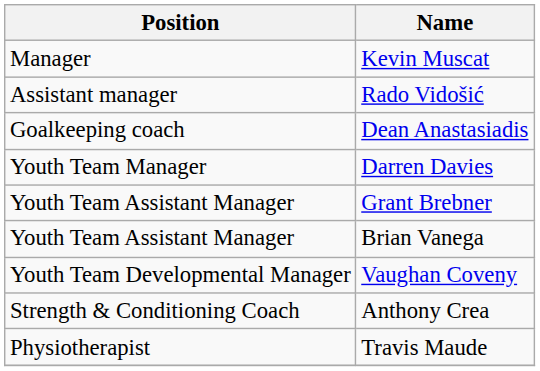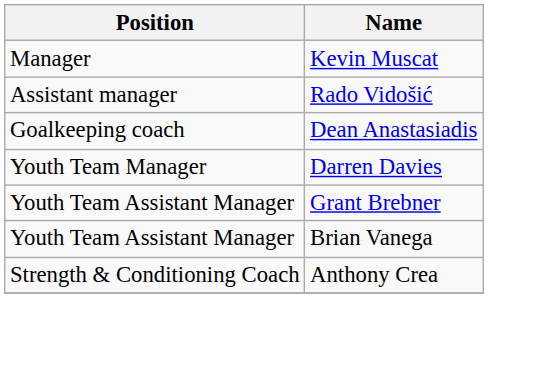- row: (439, 274)
- row: (424, 346)
